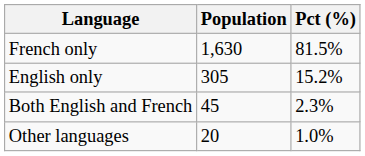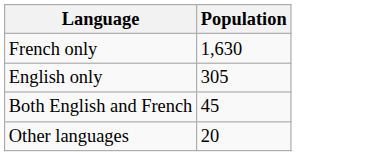- column: (326, 19)
